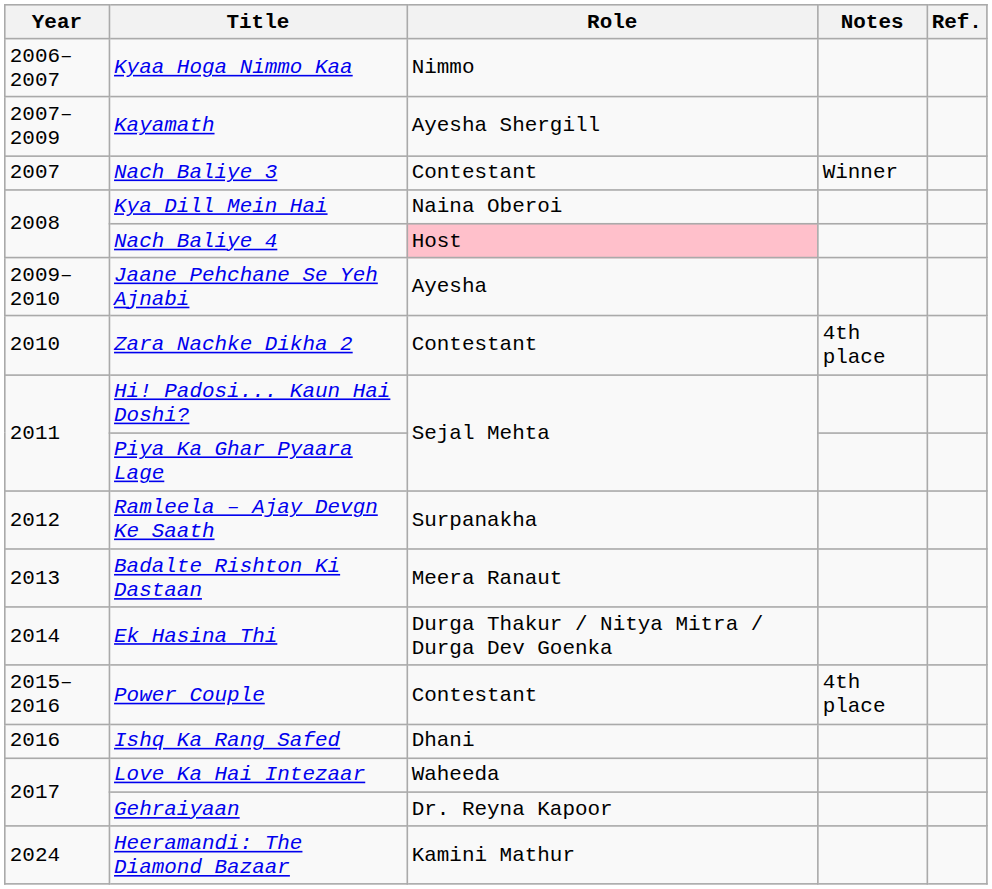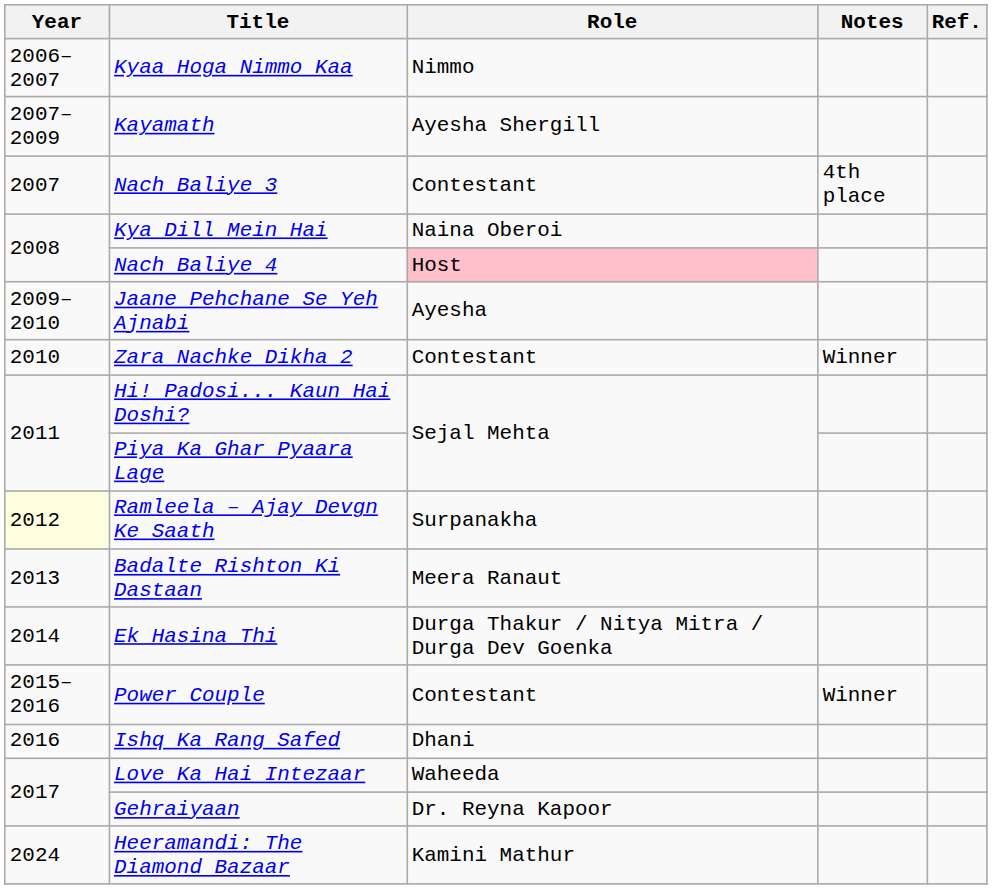(860, 172) Winner -> (854, 185) 4th place
(854, 345) 4th place -> (860, 357) Winner
(35, 520) no background -> (35, 520) lightyellow background
(854, 695) 4th place -> (860, 695) Winner
